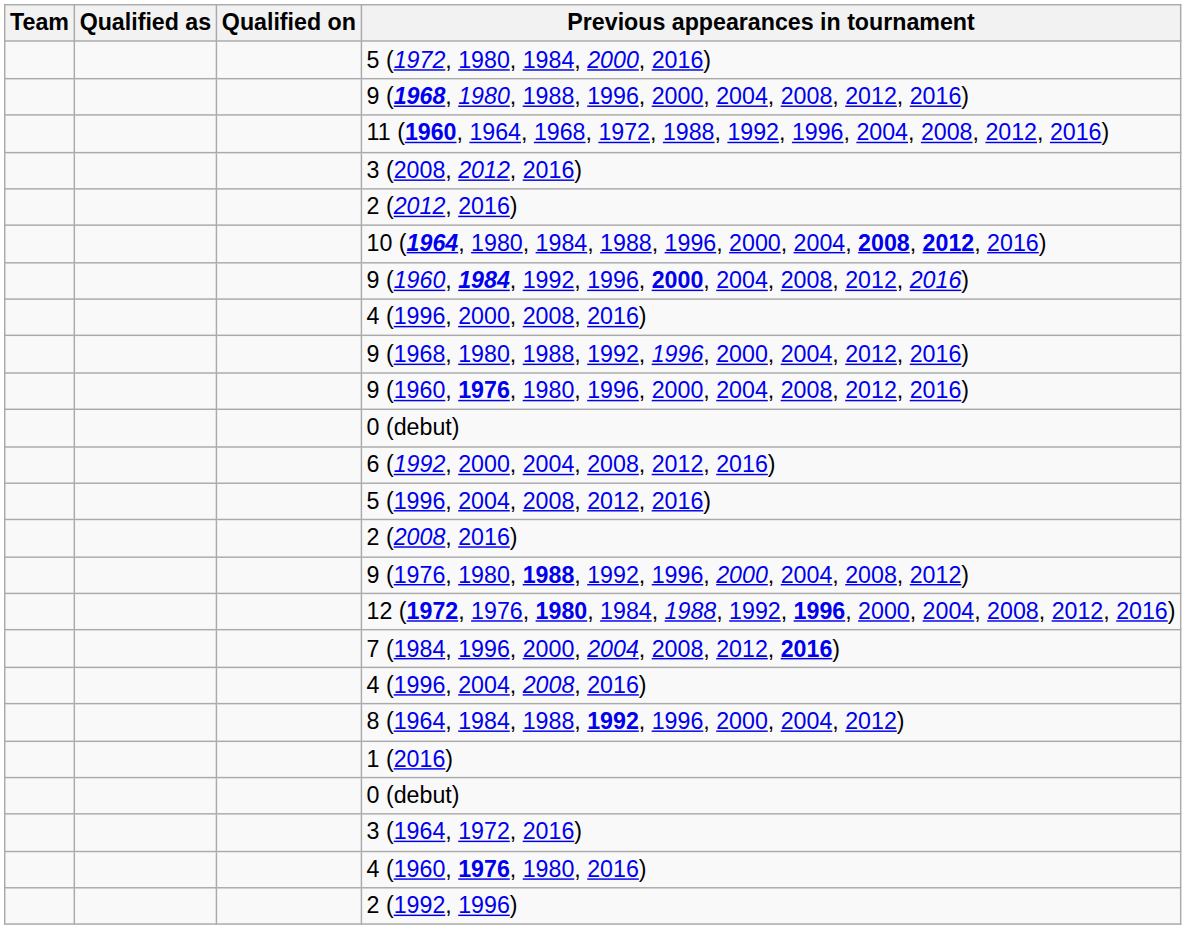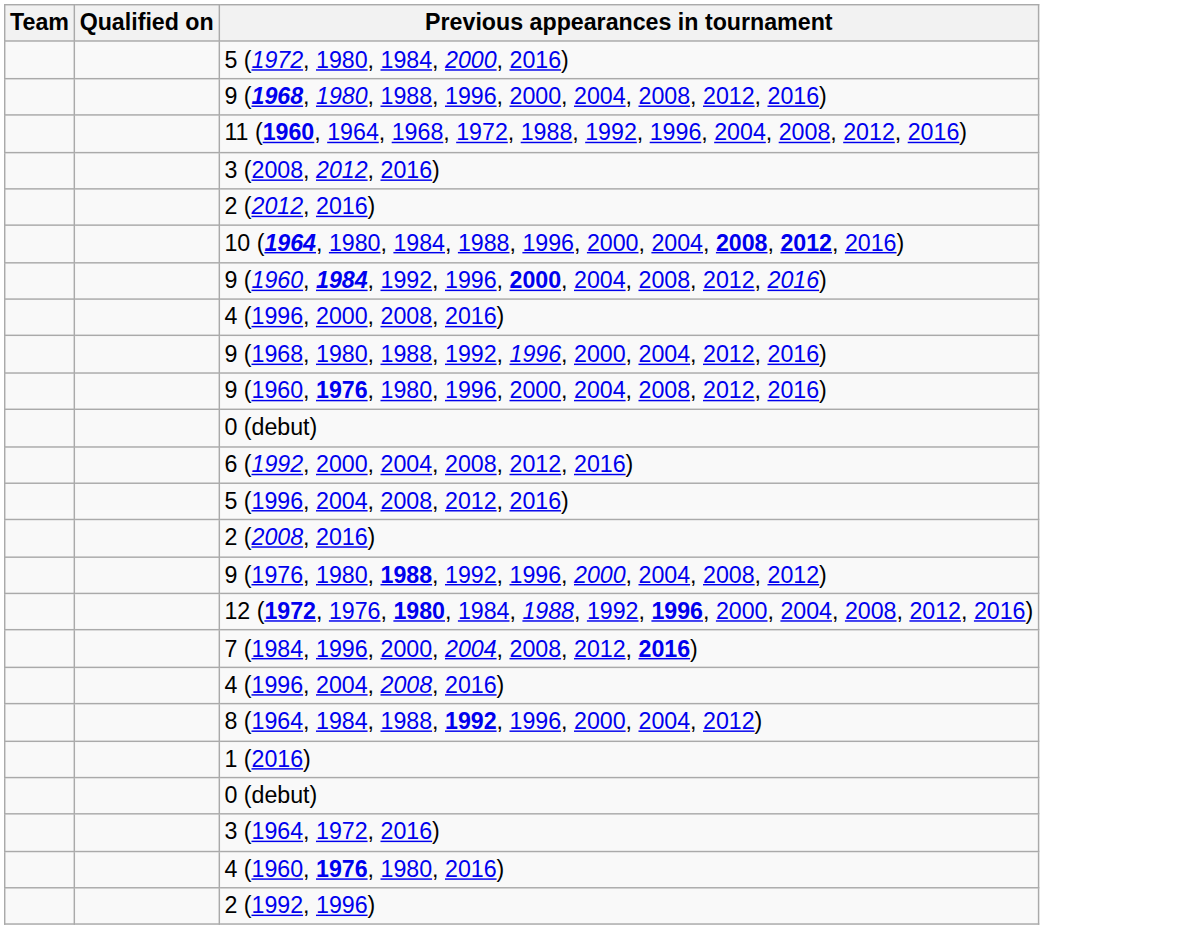- column: (145, 22)
